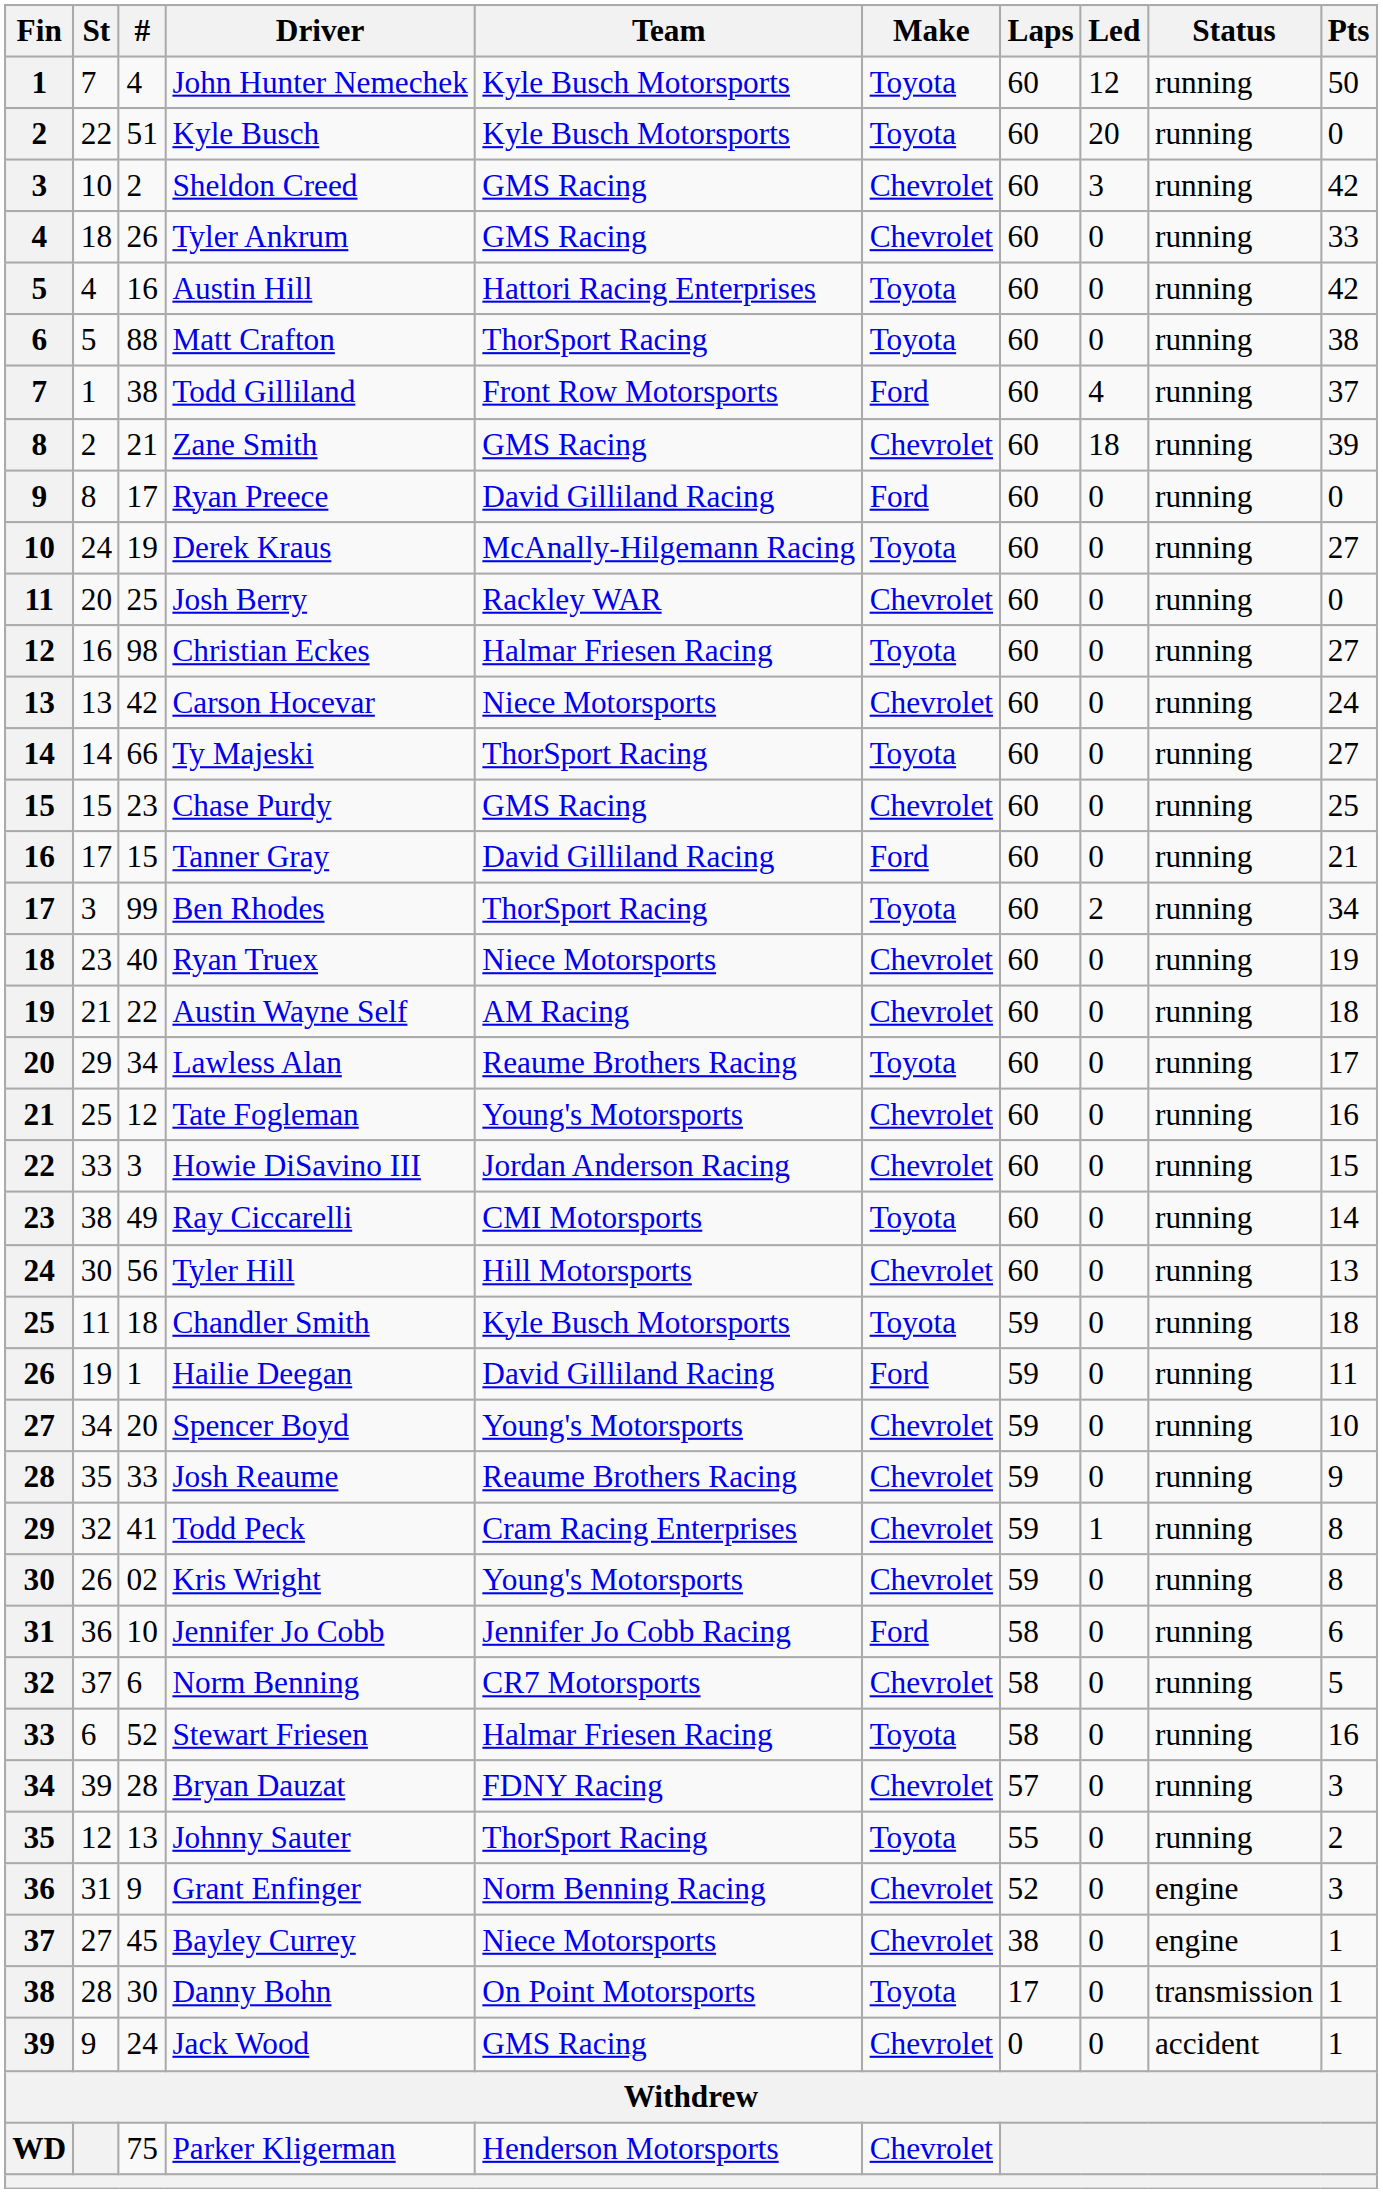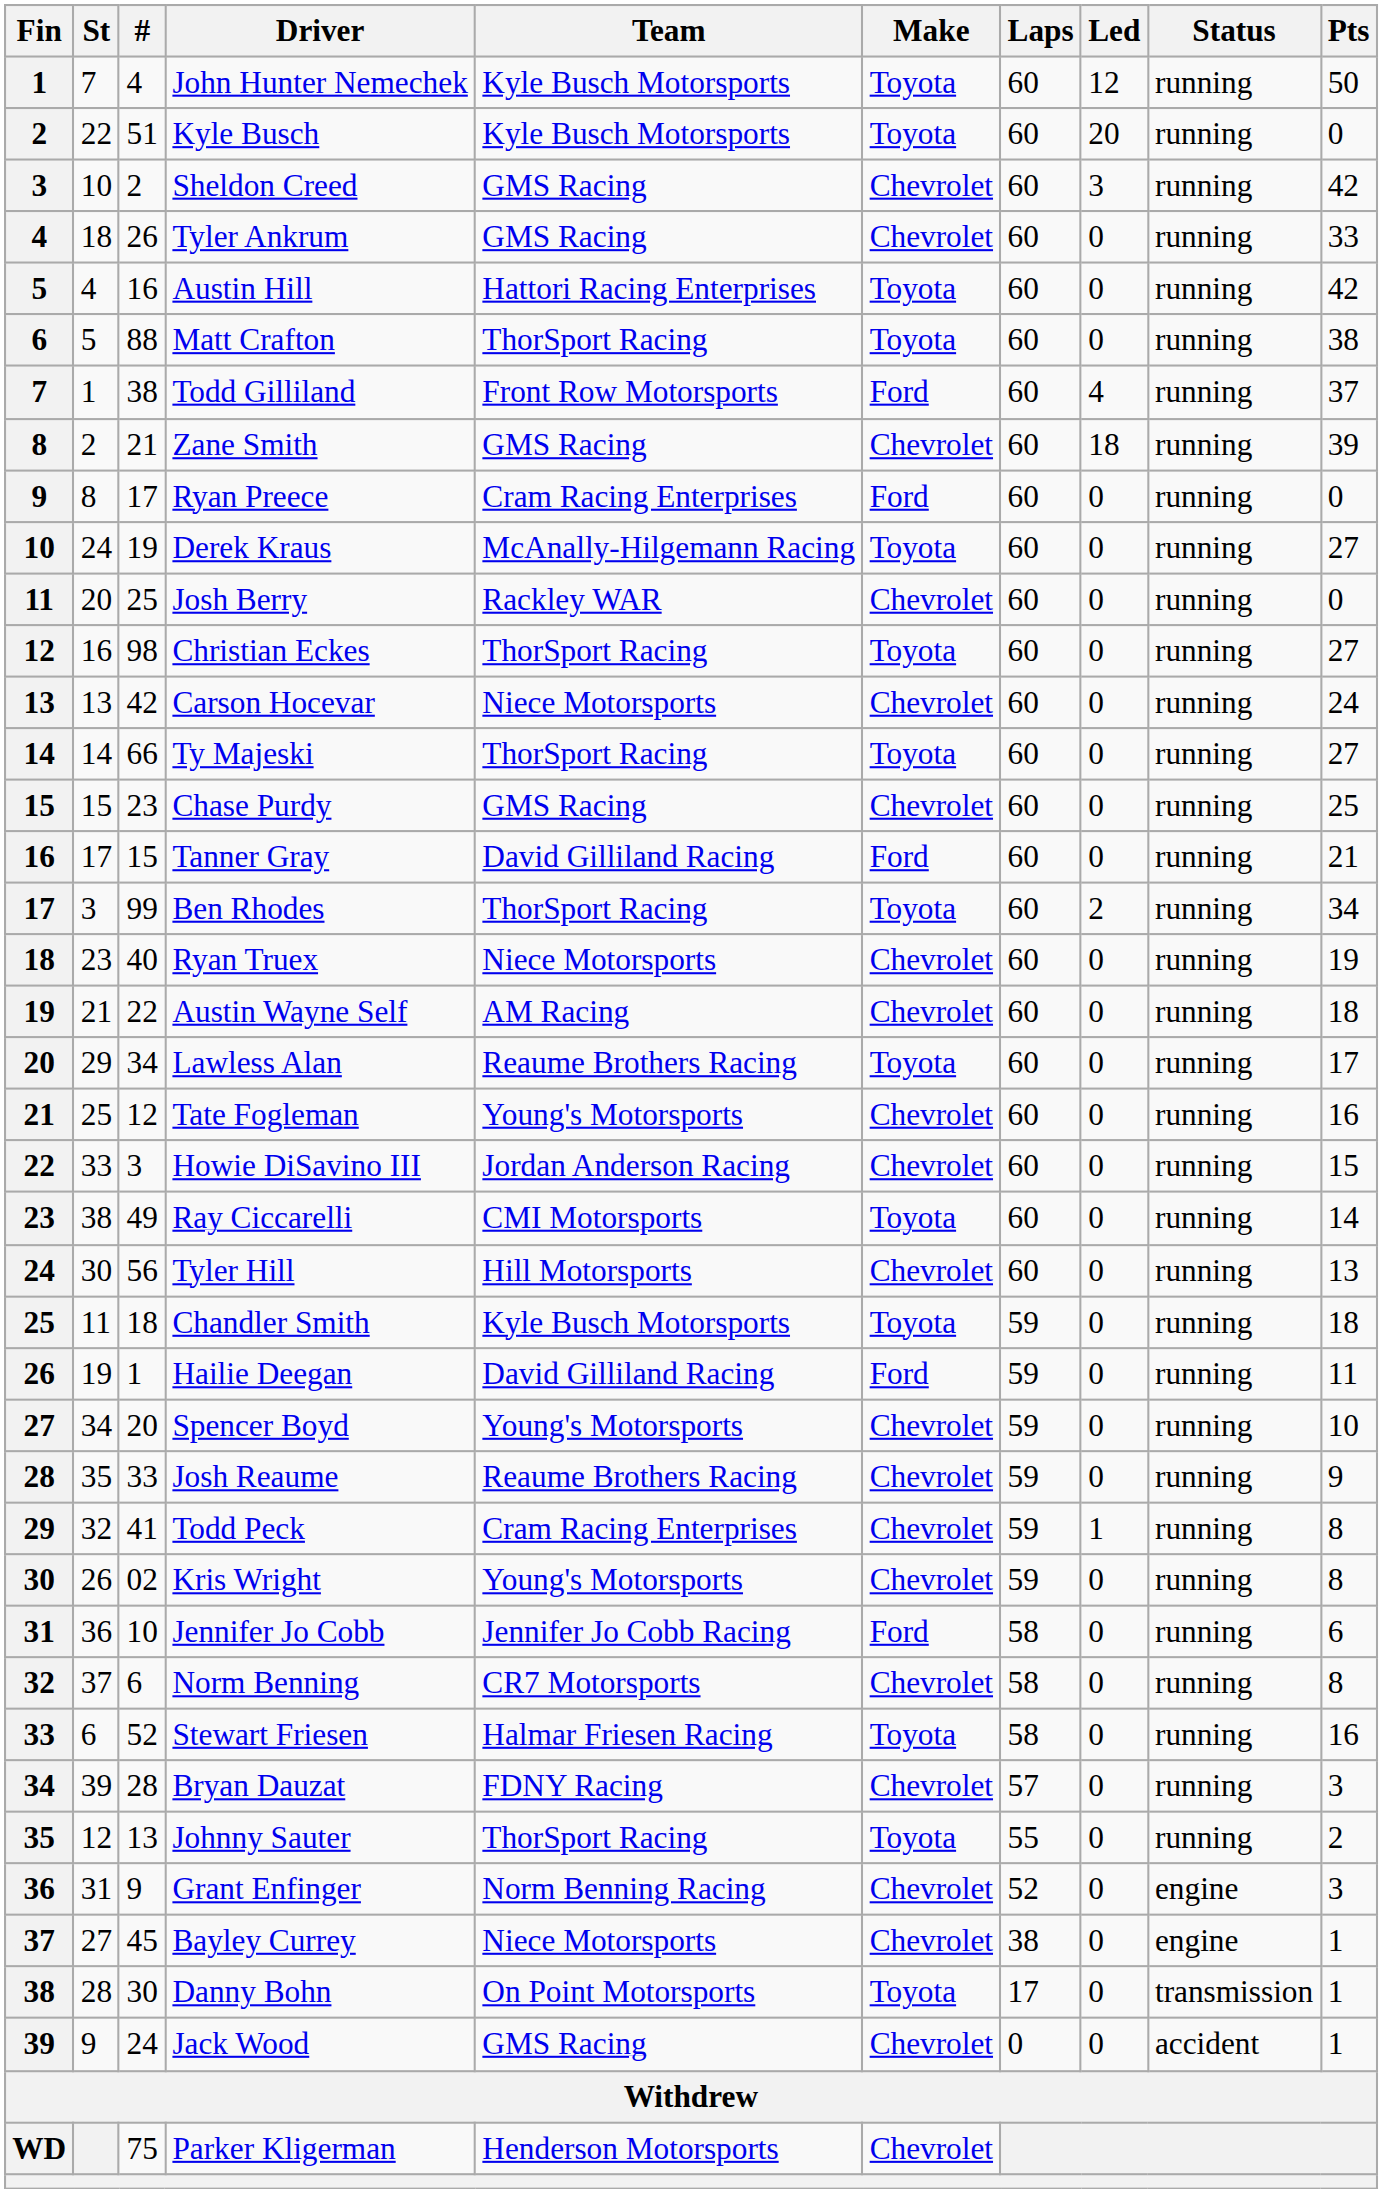(628, 495) David Gilliland Racing -> (640, 495) Cram Racing Enterprises
(627, 650) Halmar Friesen Racing -> (595, 650) ThorSport Racing
(1336, 1682) 5 -> (1336, 1682) 8
